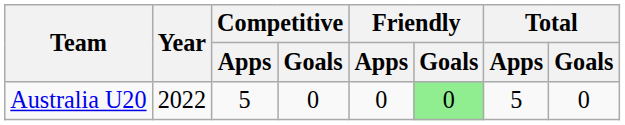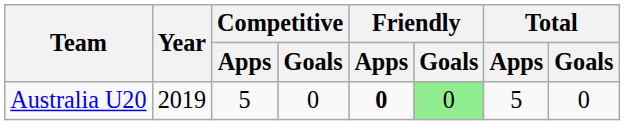(182, 100) 2022 -> (182, 100) 2019
(381, 100) normal -> (381, 100) bold
